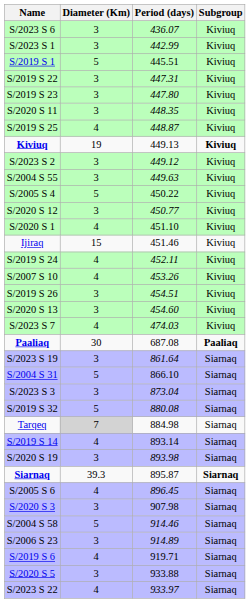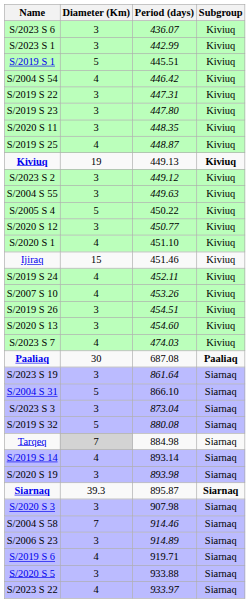+ row: (32, 78)
- row: (32, 491)
(96, 524) 5 -> (96, 524) 7
